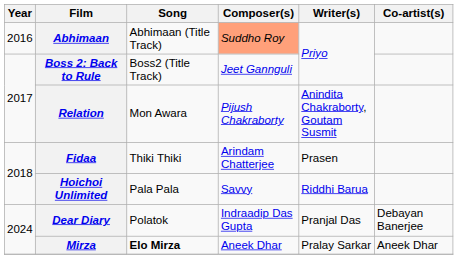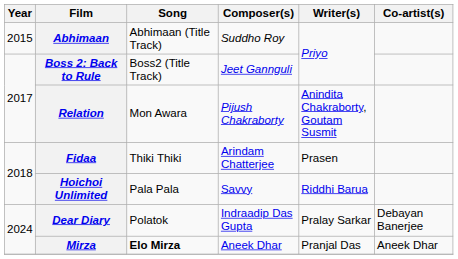(20, 38) 2016 -> (20, 38) 2015
(253, 38) lightsalmon background -> (253, 38) no background
(331, 220) Pranjal Das -> (336, 220) Pralay Sarkar
(336, 245) Pralay Sarkar -> (331, 245) Pranjal Das
